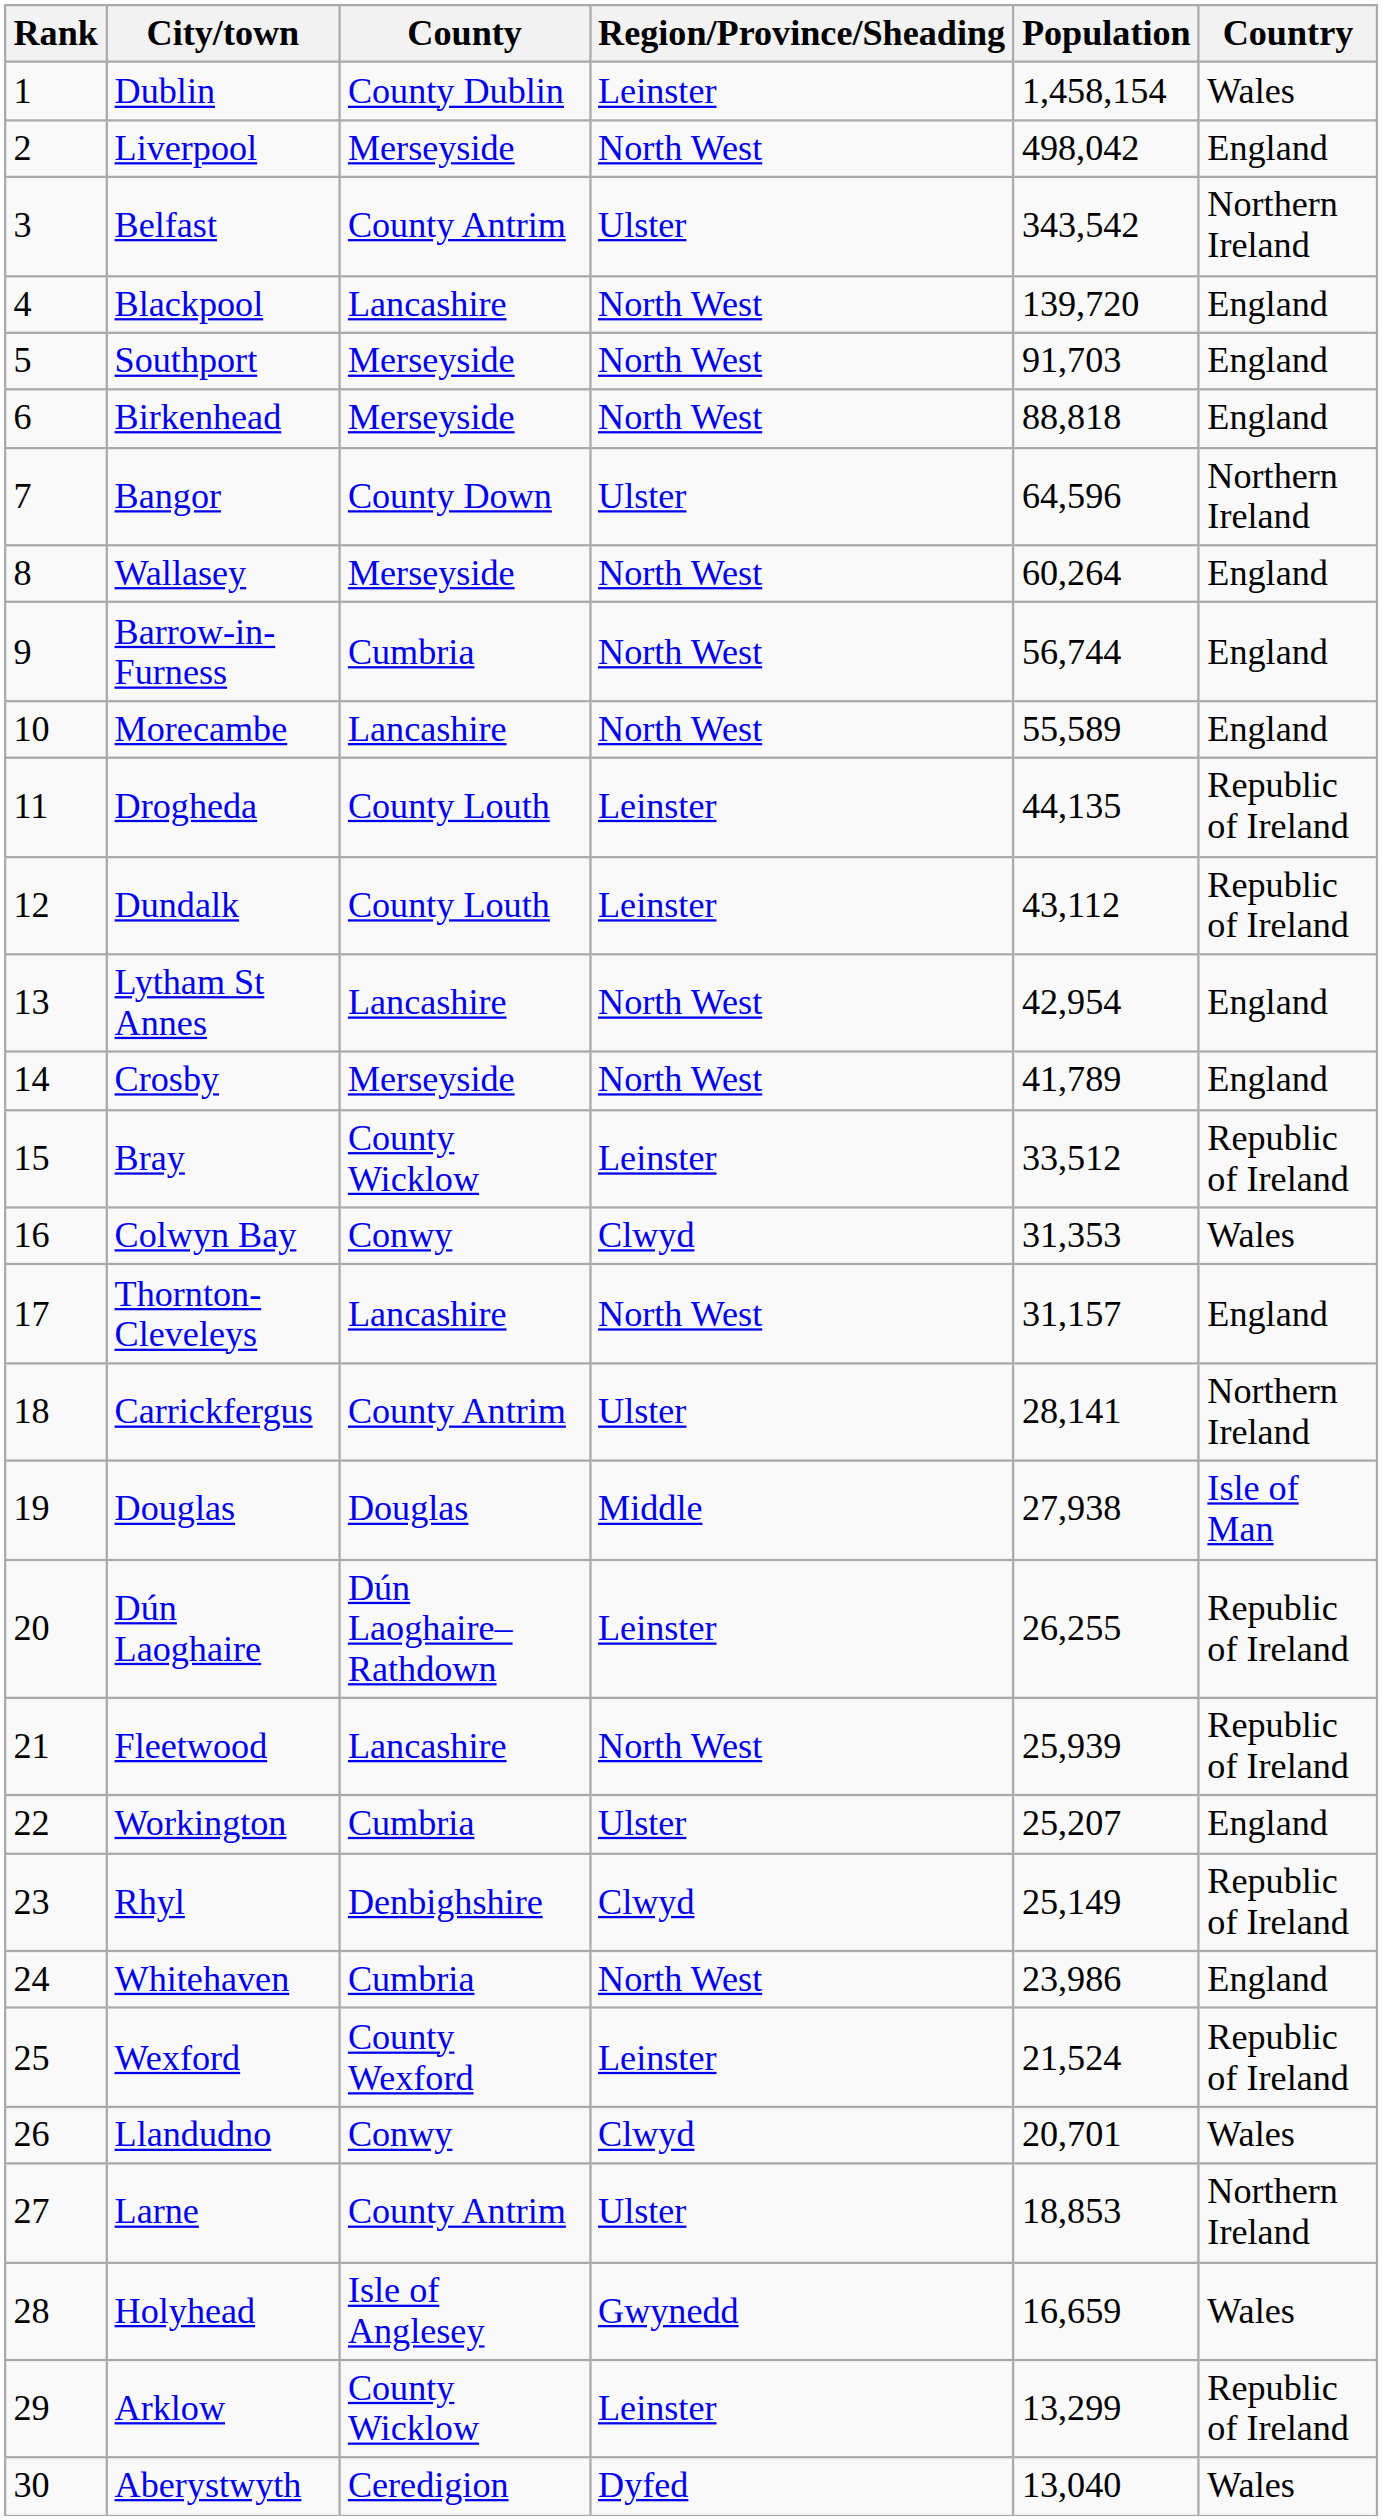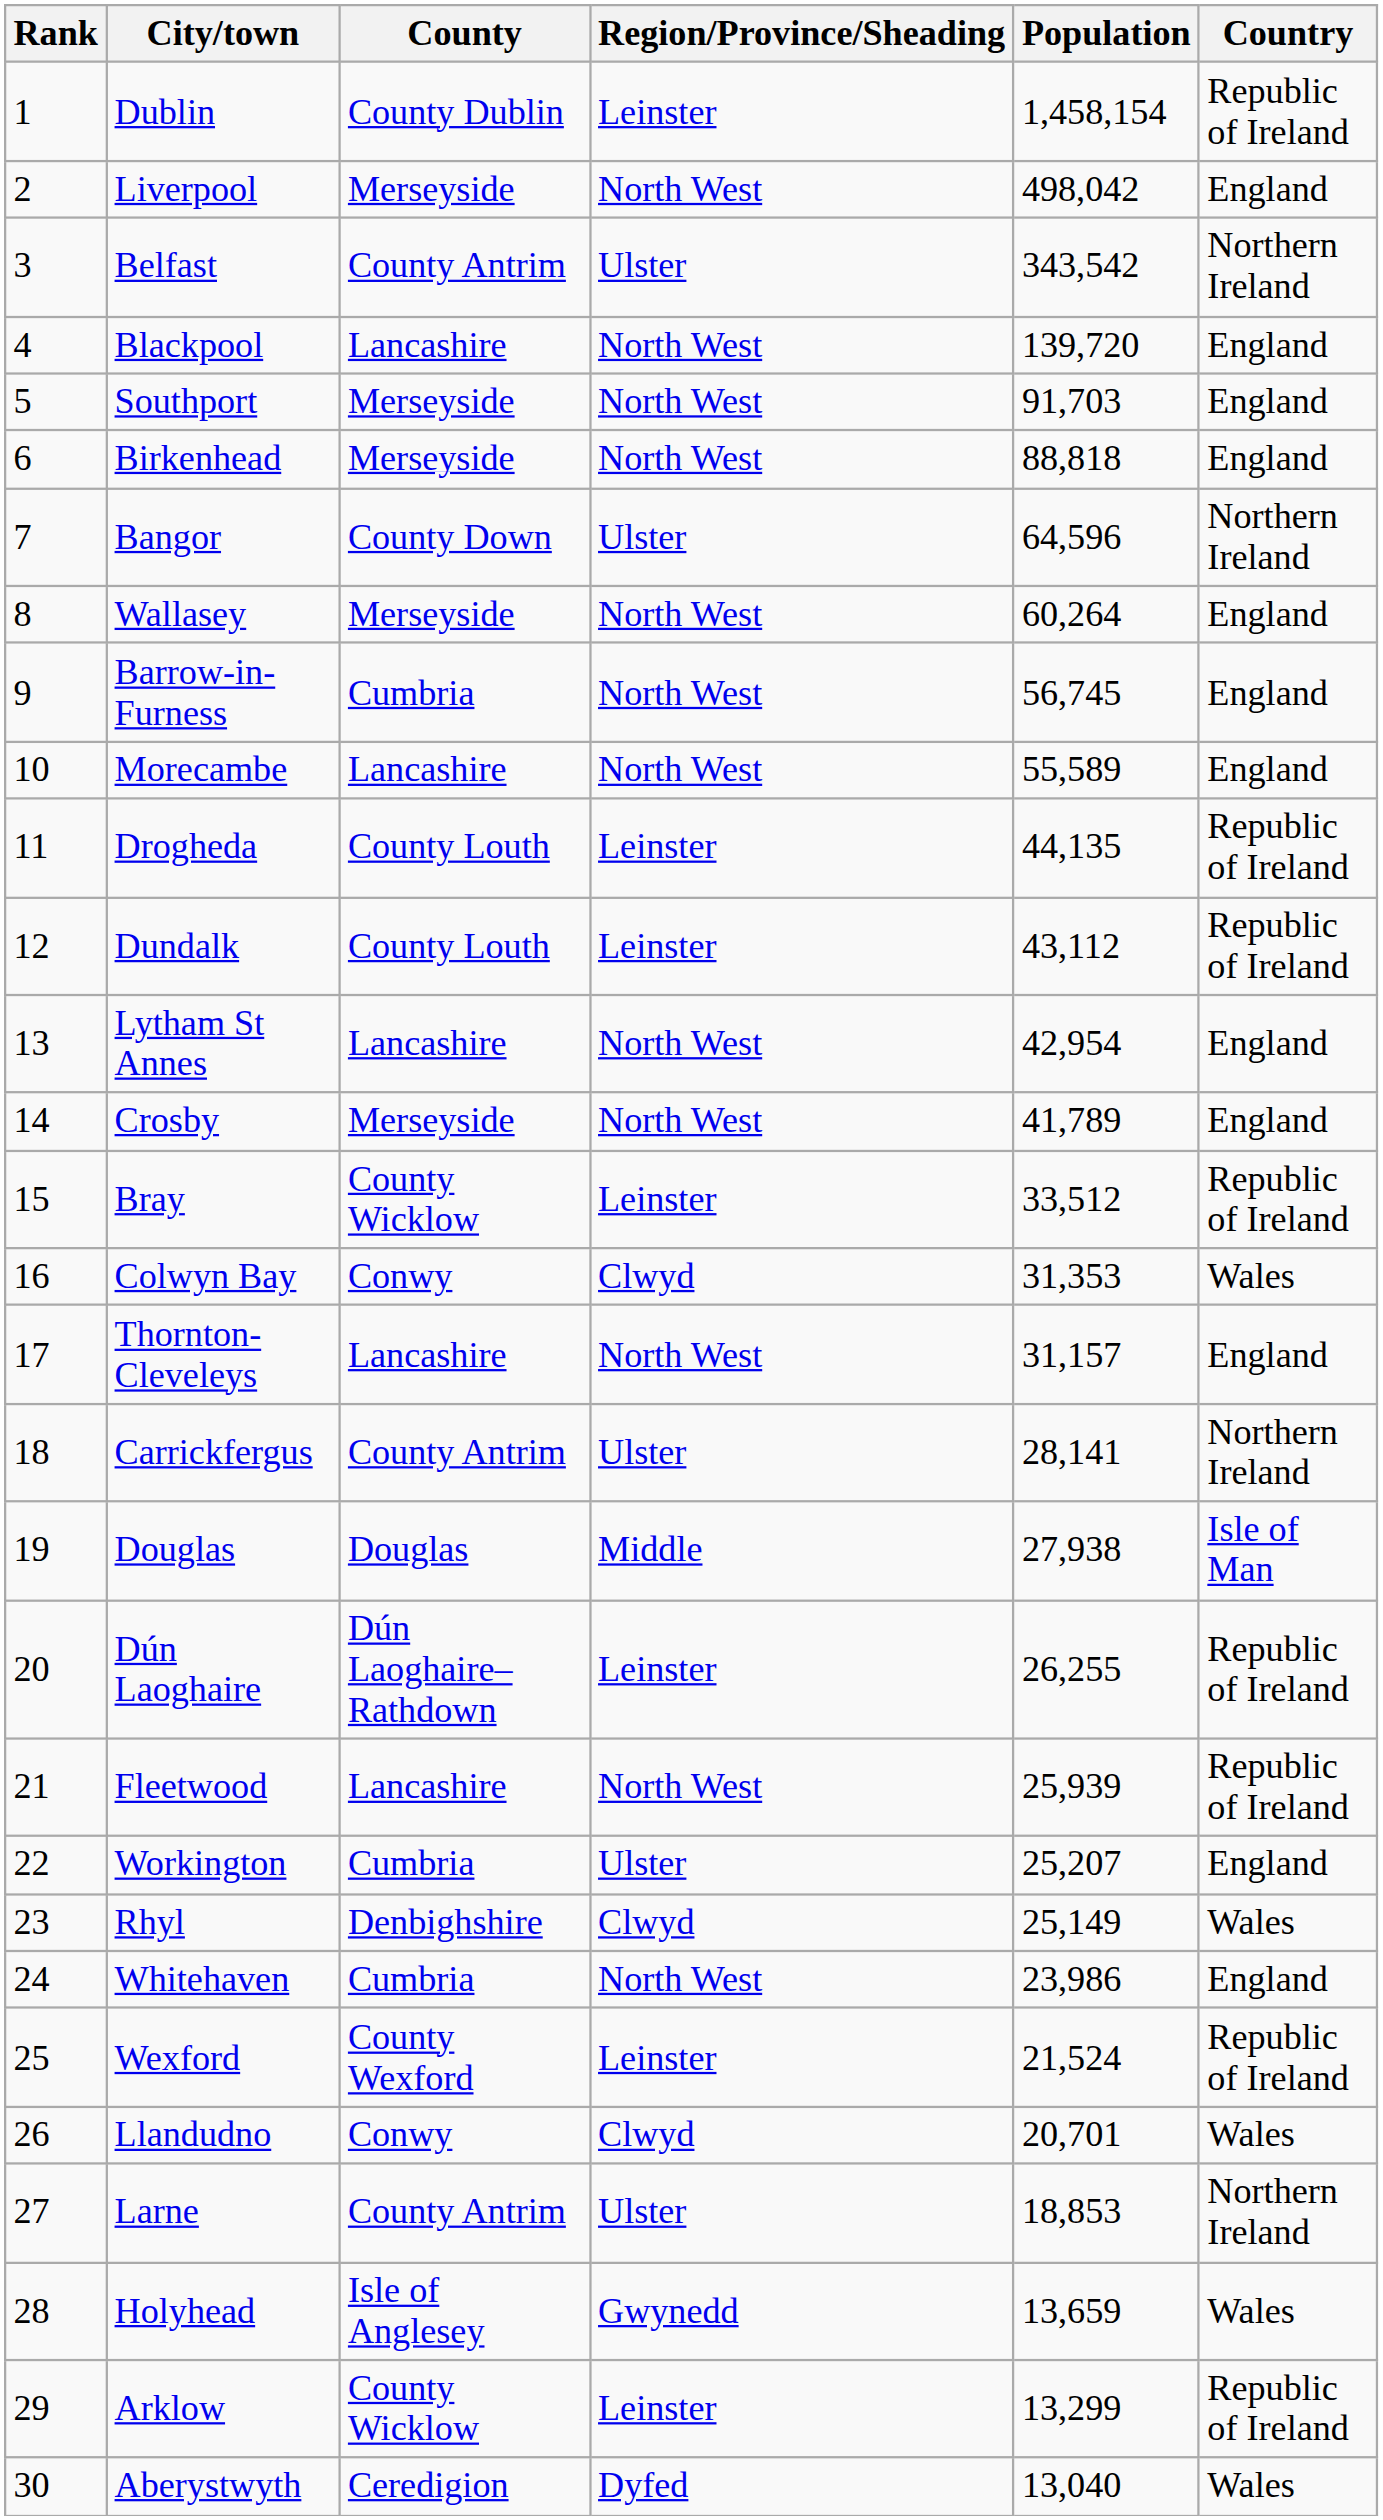(1251, 90) Wales -> (1278, 110) Republic of Ireland
(1072, 651) 56,744 -> (1072, 691) 56,745
(1278, 1901) Republic of Ireland -> (1251, 1921) Wales
(1072, 2310) 16,659 -> (1072, 2310) 13,659
